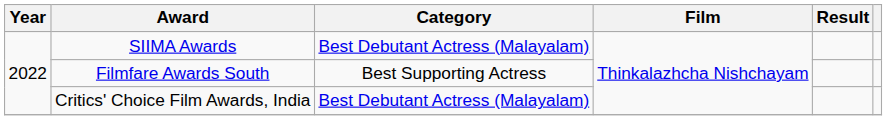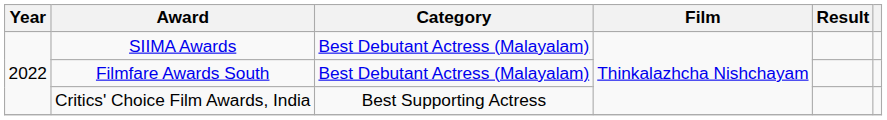(454, 73) Best Supporting Actress -> (454, 73) Best Debutant Actress (Malayalam)
(454, 100) Best Debutant Actress (Malayalam) -> (454, 100) Best Supporting Actress
